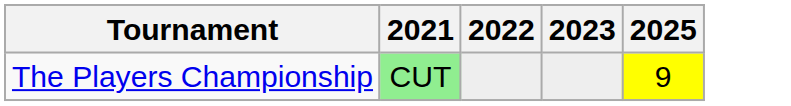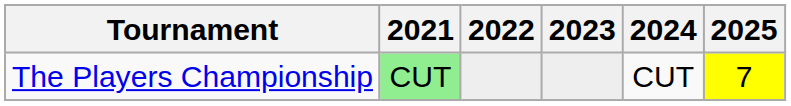+ column: (663, 29)
(663, 77) 9 -> (744, 77) 7
